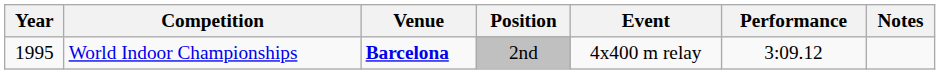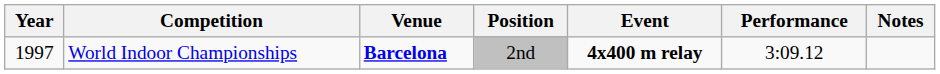(34, 52) 1995 -> (34, 52) 1997
(646, 52) normal -> (645, 52) bold
